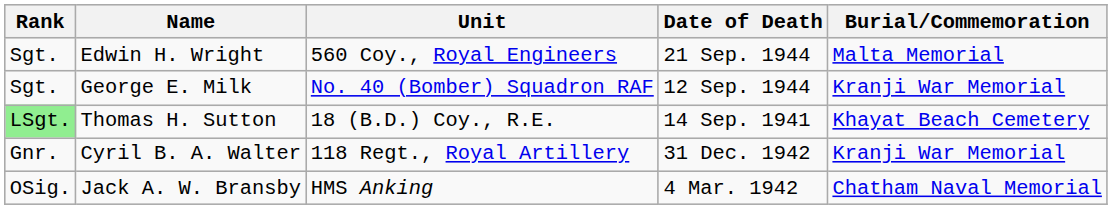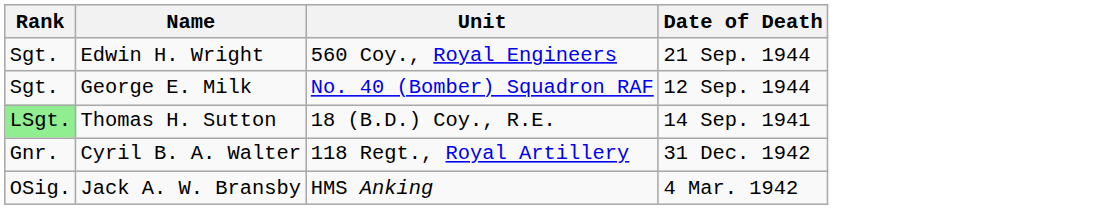- column: (967, 21)
